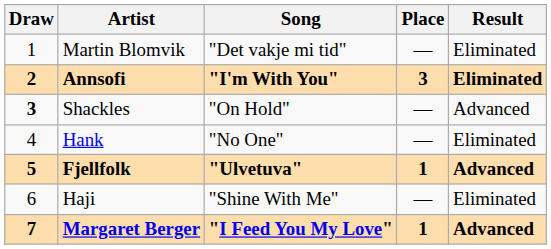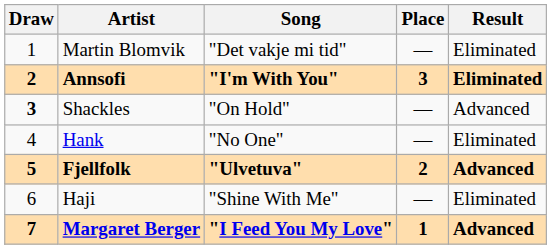(423, 169) 1 -> (423, 169) 2
